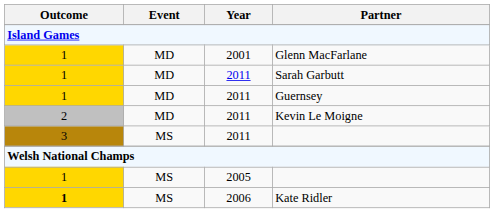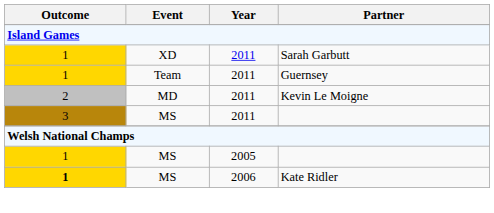- row: (239, 55)
(164, 75) MD -> (168, 55) XD
(164, 96) MD -> (167, 75) Team
